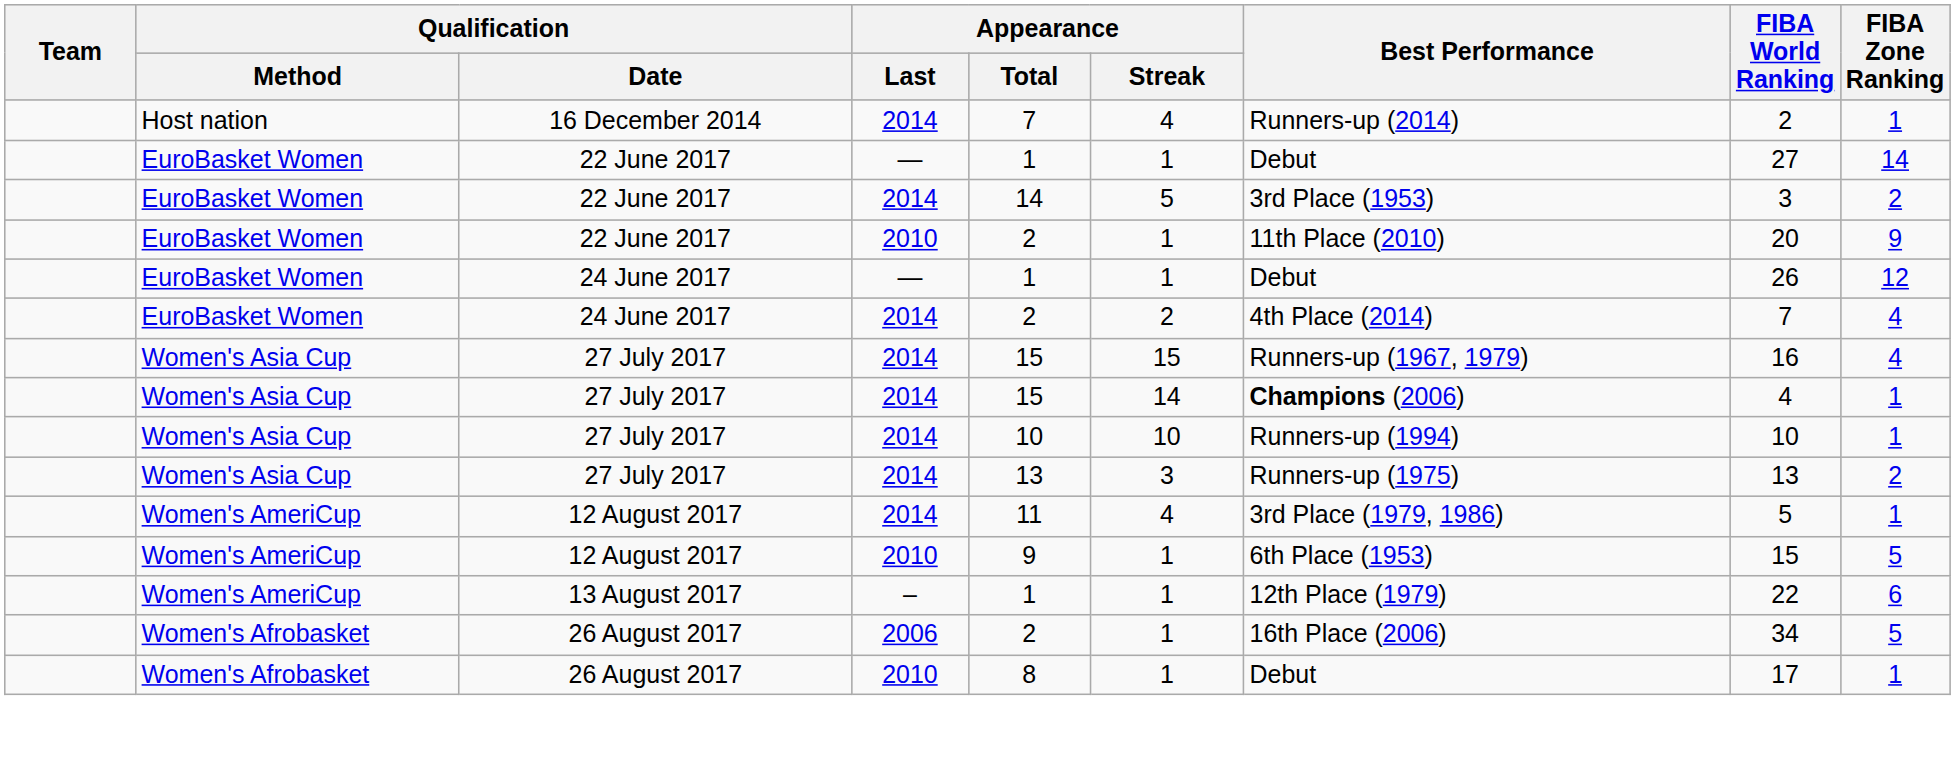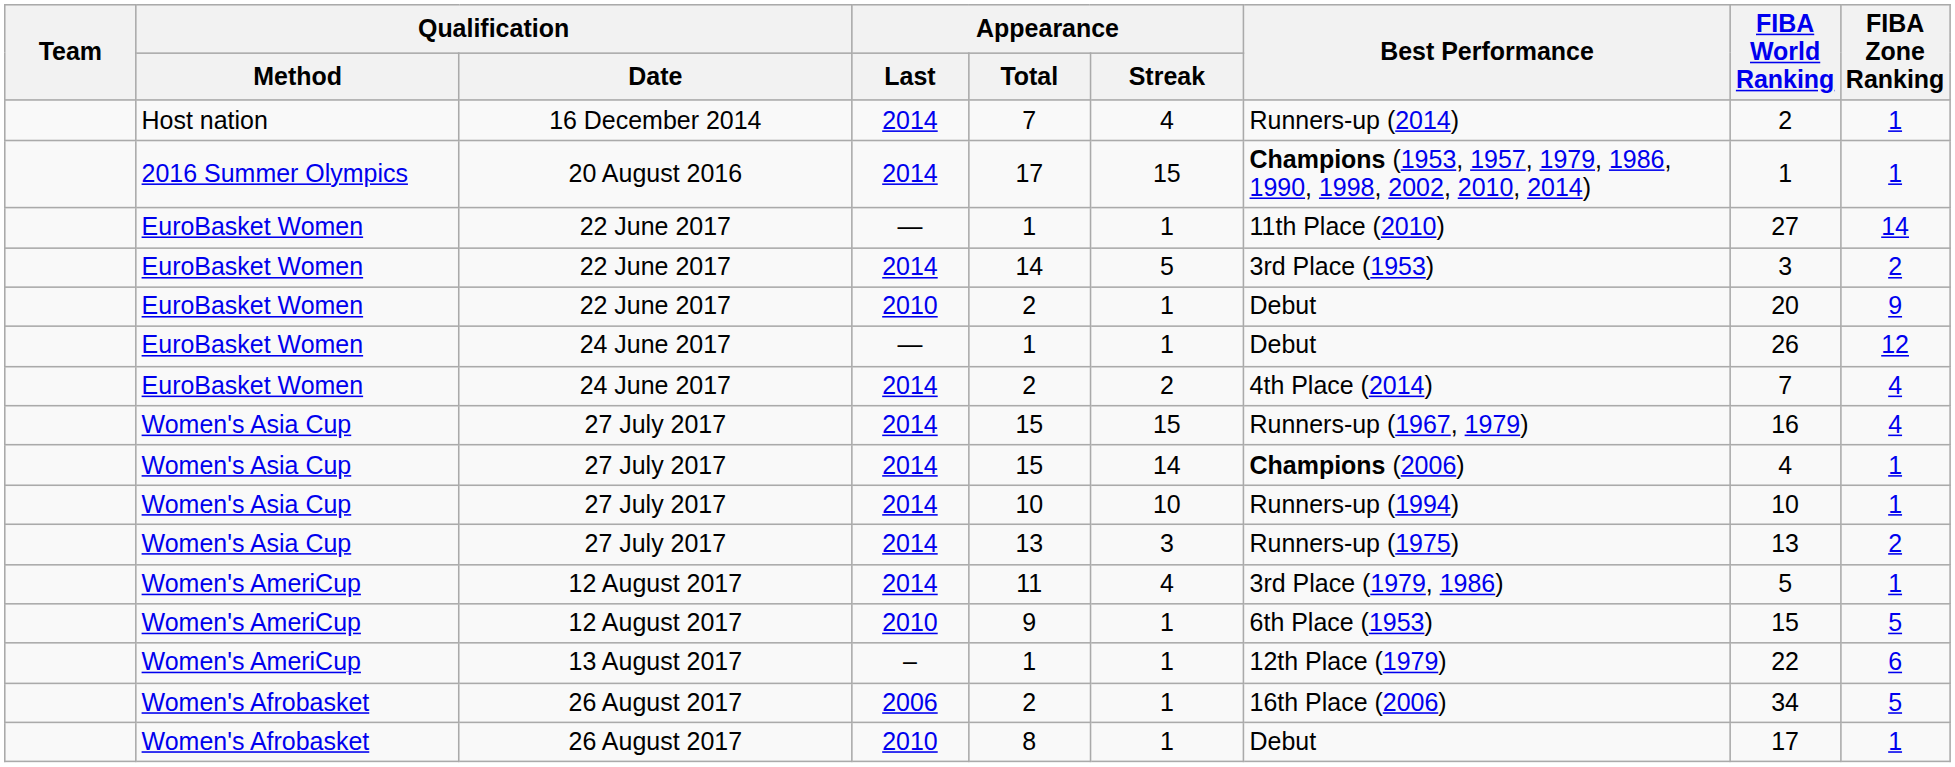+ row: (655, 173)
(1283, 159) Debut -> (1347, 227) 11th Place (2010)
(1347, 238) 11th Place (2010) -> (1283, 306) Debut
